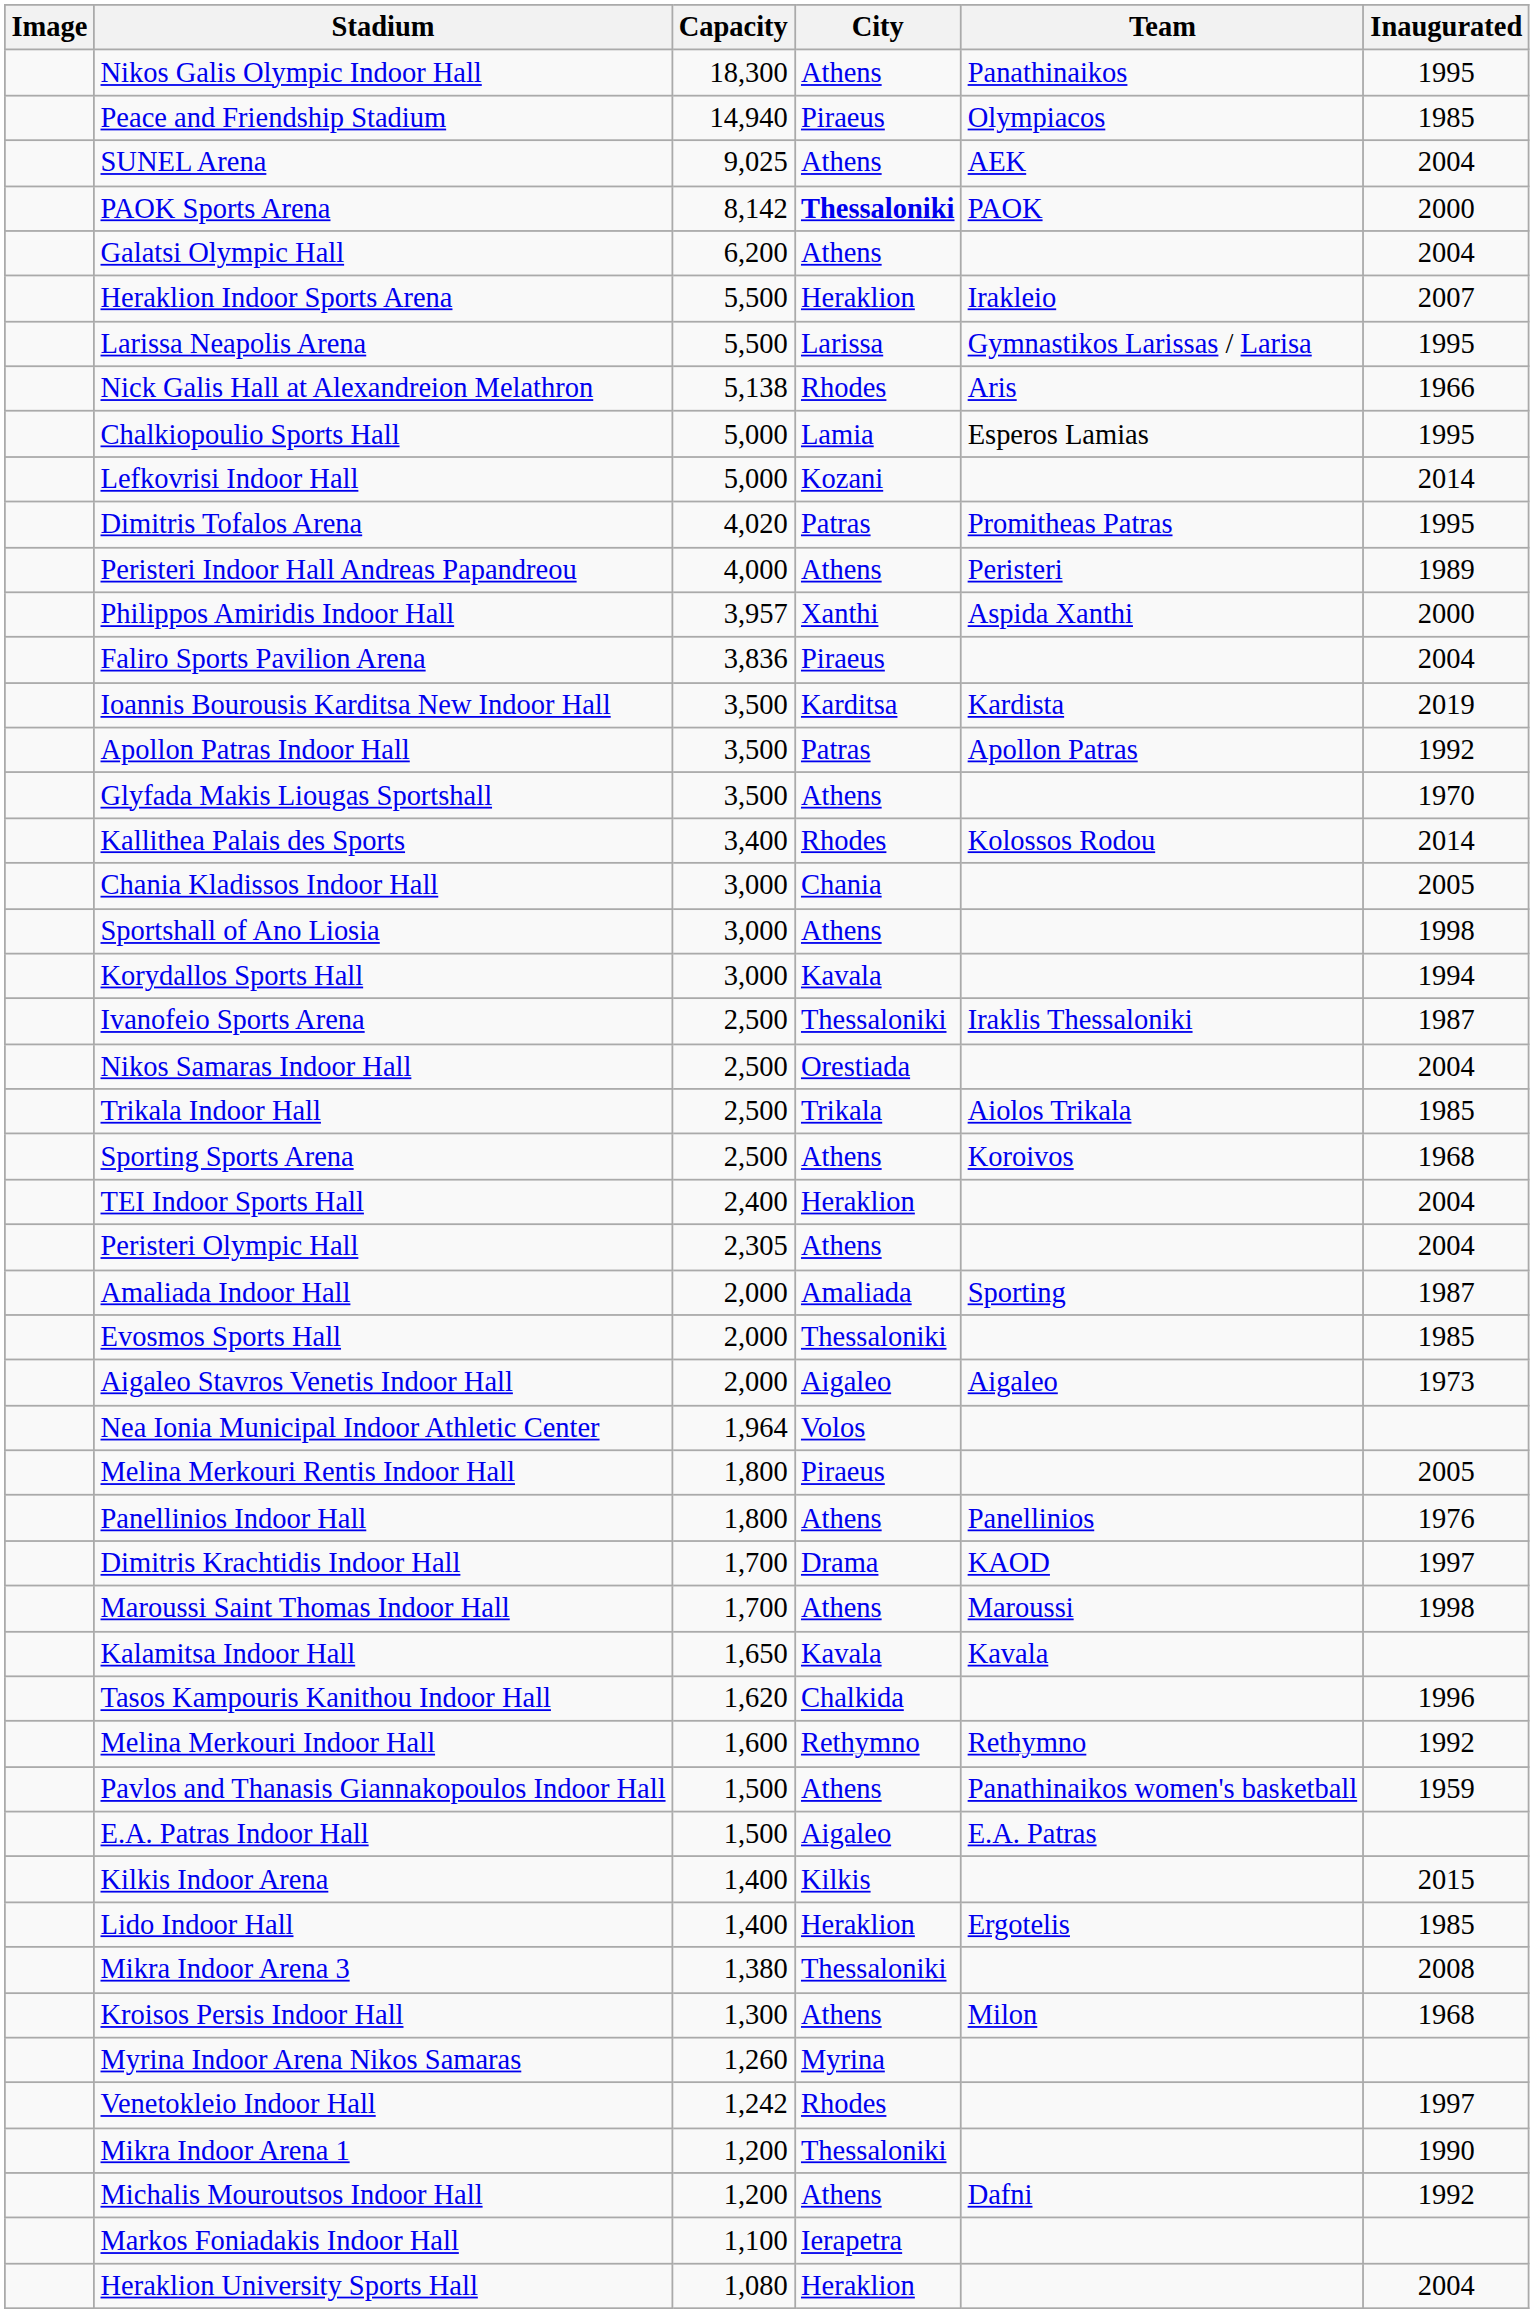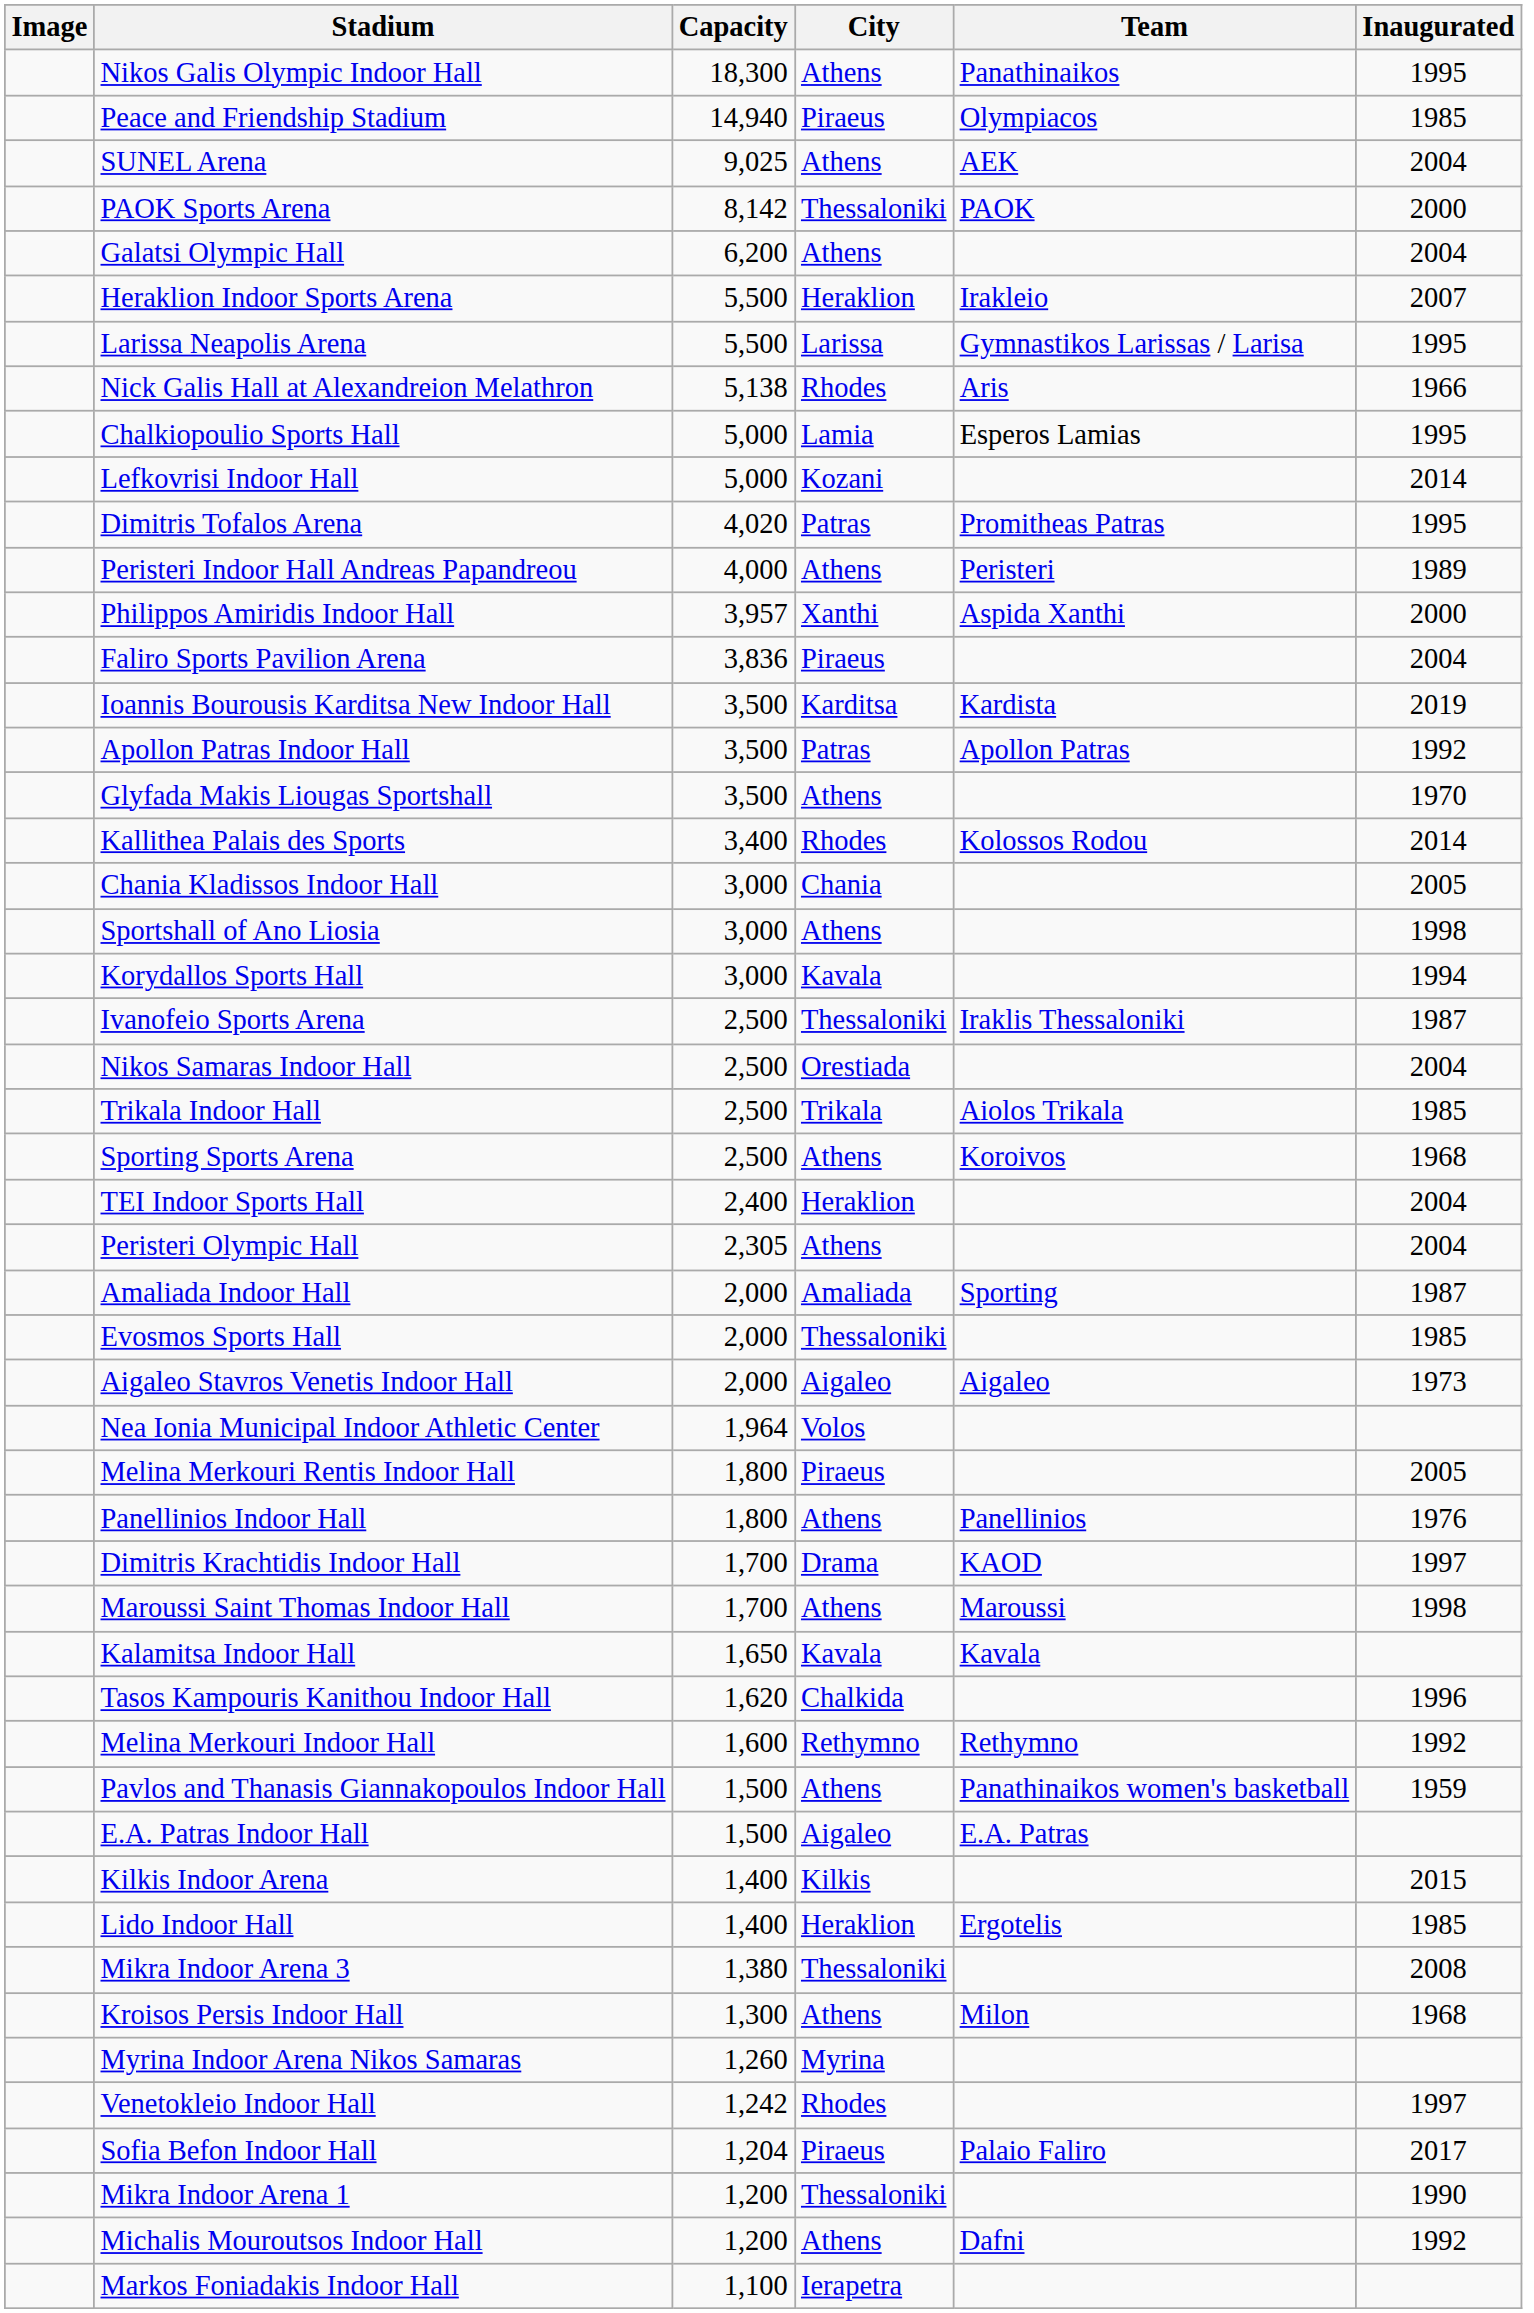(878, 207) bold -> (874, 207) normal
+ row: (239, 2149)
- row: (289, 2285)
